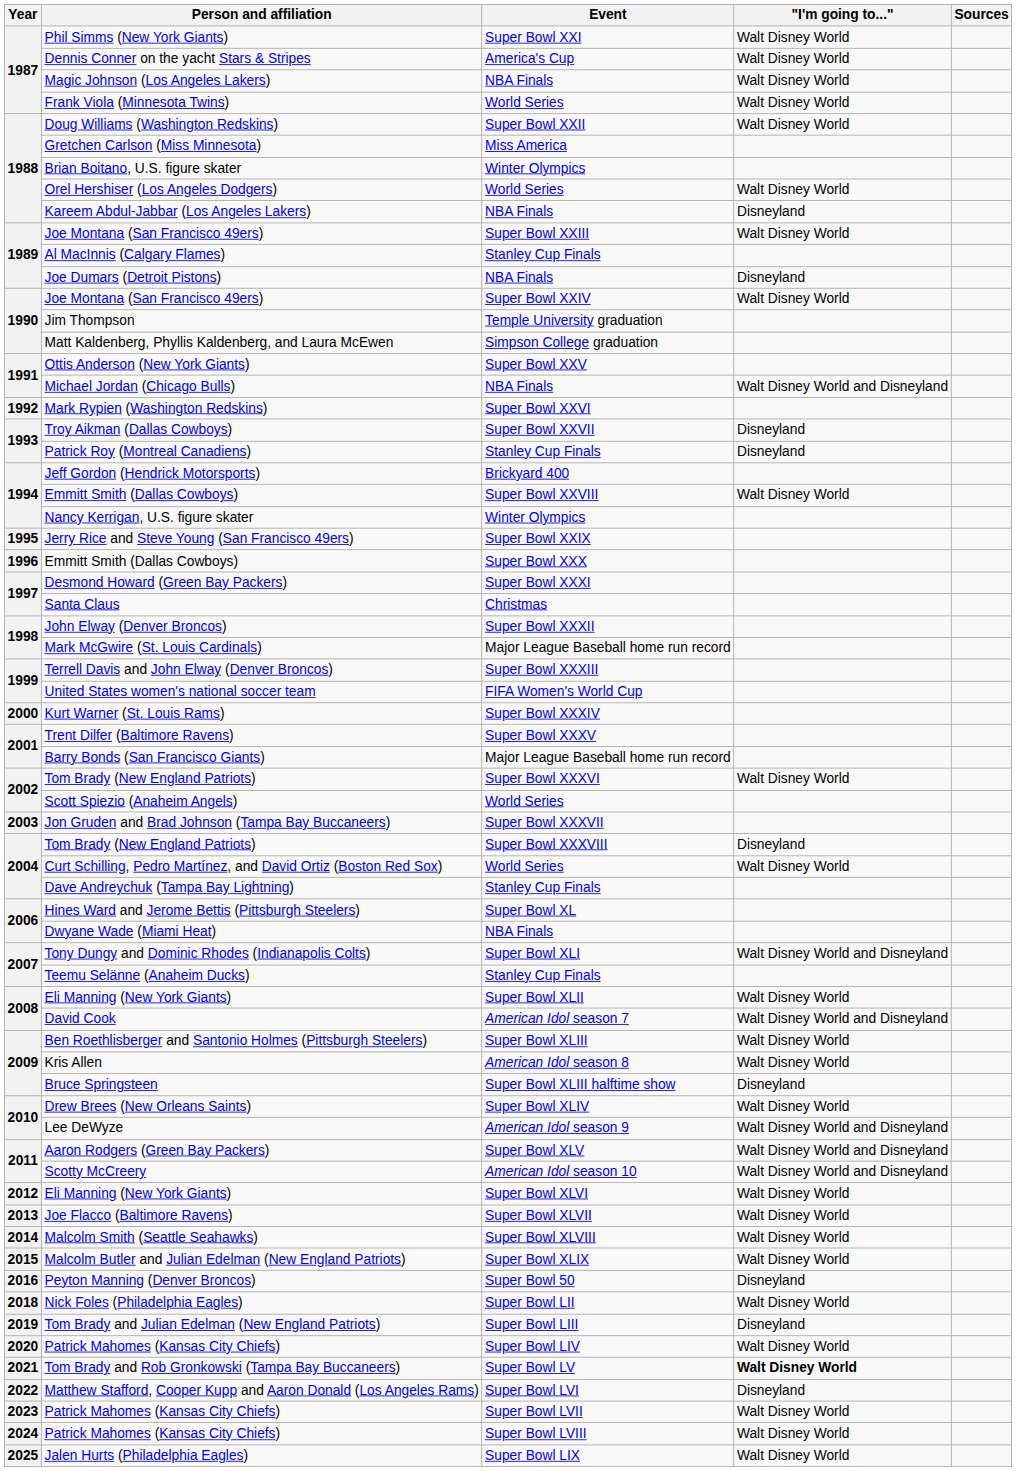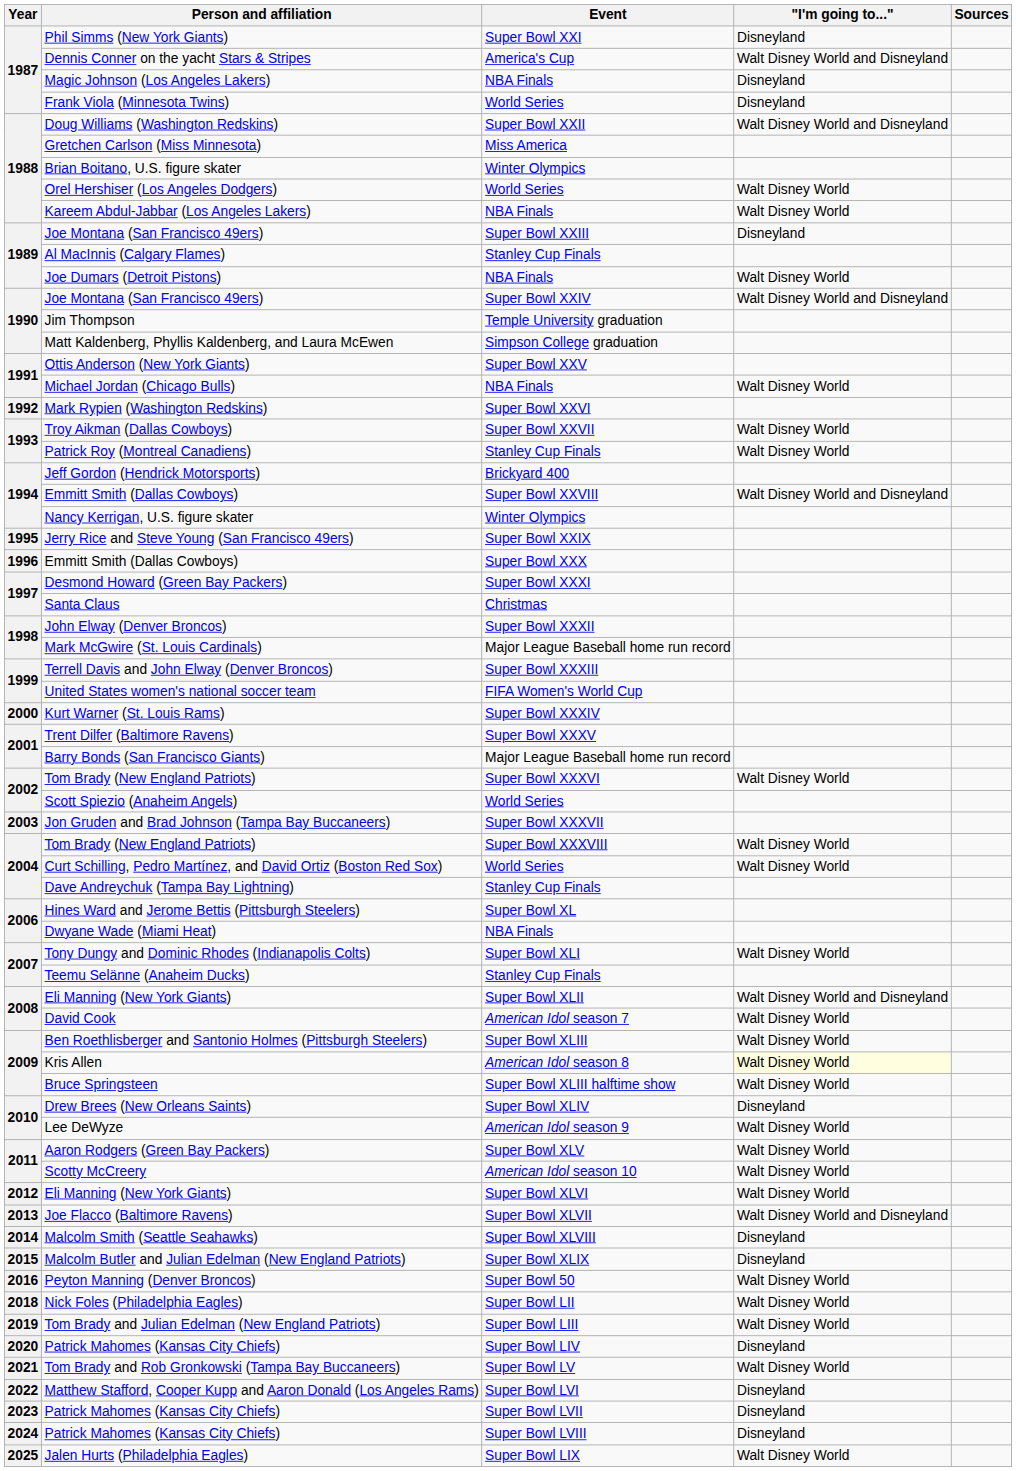(793, 37) Walt Disney World -> (771, 37) Disneyland
(793, 59) Walt Disney World -> (843, 59) Walt Disney World and Disneyland
(793, 80) Walt Disney World -> (771, 80) Disneyland
(793, 102) Walt Disney World -> (771, 102) Disneyland
(793, 124) Walt Disney World -> (843, 124) Walt Disney World and Disneyland
(771, 211) Disneyland -> (793, 211) Walt Disney World
(793, 233) Walt Disney World -> (771, 233) Disneyland
(771, 277) Disneyland -> (793, 277) Walt Disney World
(793, 299) Walt Disney World -> (843, 299) Walt Disney World and Disneyland
(843, 386) Walt Disney World and Disneyland -> (793, 386) Walt Disney World
(771, 430) Disneyland -> (793, 430) Walt Disney World
(771, 451) Disneyland -> (793, 451) Walt Disney World
(793, 495) Walt Disney World -> (843, 495) Walt Disney World and Disneyland
(771, 844) Disneyland -> (793, 844) Walt Disney World
(843, 953) Walt Disney World and Disneyland -> (793, 953) Walt Disney World
(793, 997) Walt Disney World -> (843, 997) Walt Disney World and Disneyland
(843, 1019) Walt Disney World and Disneyland -> (793, 1019) Walt Disney World
(793, 1062) no background -> (793, 1062) lightyellow background
(771, 1084) Disneyland -> (793, 1084) Walt Disney World
(793, 1106) Walt Disney World -> (771, 1106) Disneyland
(843, 1128) Walt Disney World and Disneyland -> (793, 1128) Walt Disney World
(843, 1150) Walt Disney World and Disneyland -> (793, 1150) Walt Disney World
(843, 1172) Walt Disney World and Disneyland -> (793, 1172) Walt Disney World
(793, 1215) Walt Disney World -> (843, 1215) Walt Disney World and Disneyland
(793, 1237) Walt Disney World -> (771, 1237) Disneyland
(793, 1259) Walt Disney World -> (771, 1259) Disneyland
(771, 1281) Disneyland -> (793, 1281) Walt Disney World
(771, 1324) Disneyland -> (793, 1324) Walt Disney World
(793, 1346) Walt Disney World -> (771, 1346) Disneyland
(797, 1368) bold -> (793, 1368) normal
(793, 1412) Walt Disney World -> (771, 1412) Disneyland
(793, 1433) Walt Disney World -> (771, 1433) Disneyland
